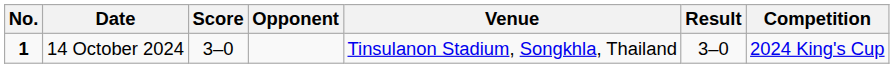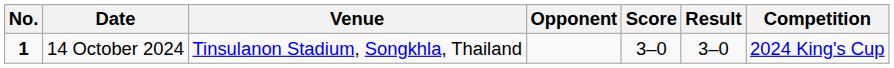columns swapped: (512, 19) <-> (218, 19)
